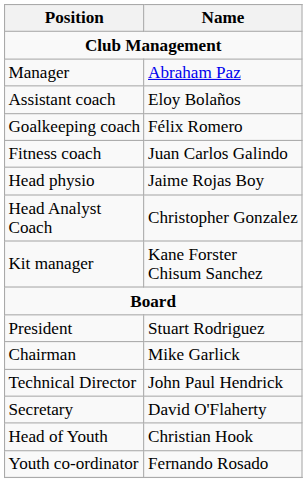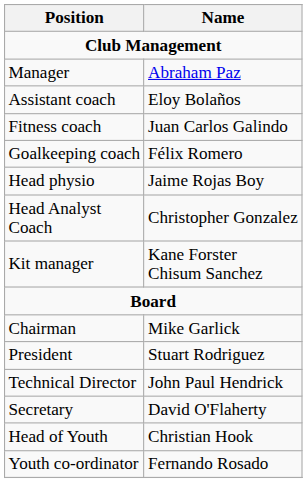rows swapped: (55, 153) <-> (74, 126)
rows swapped: (42, 355) <-> (40, 328)
